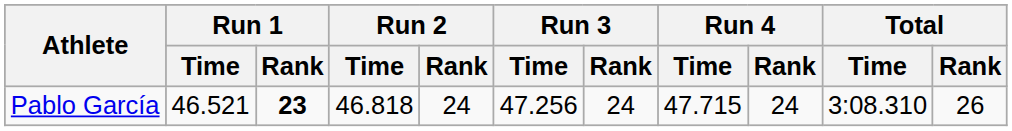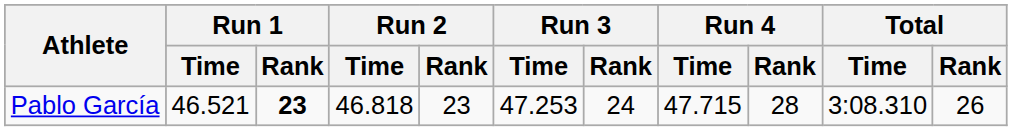(457, 106) 24 -> (457, 106) 23
(539, 106) 47.256 -> (539, 106) 47.253
(785, 106) 24 -> (785, 106) 28
